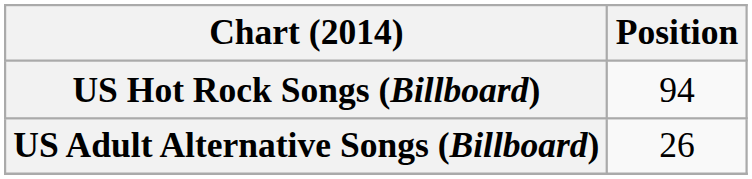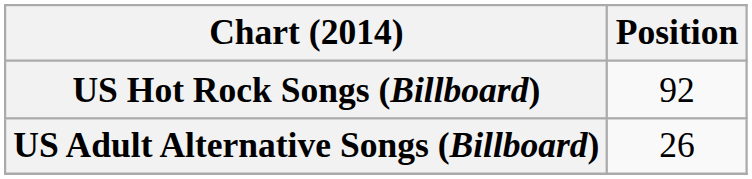(677, 88) 94 -> (677, 88) 92
